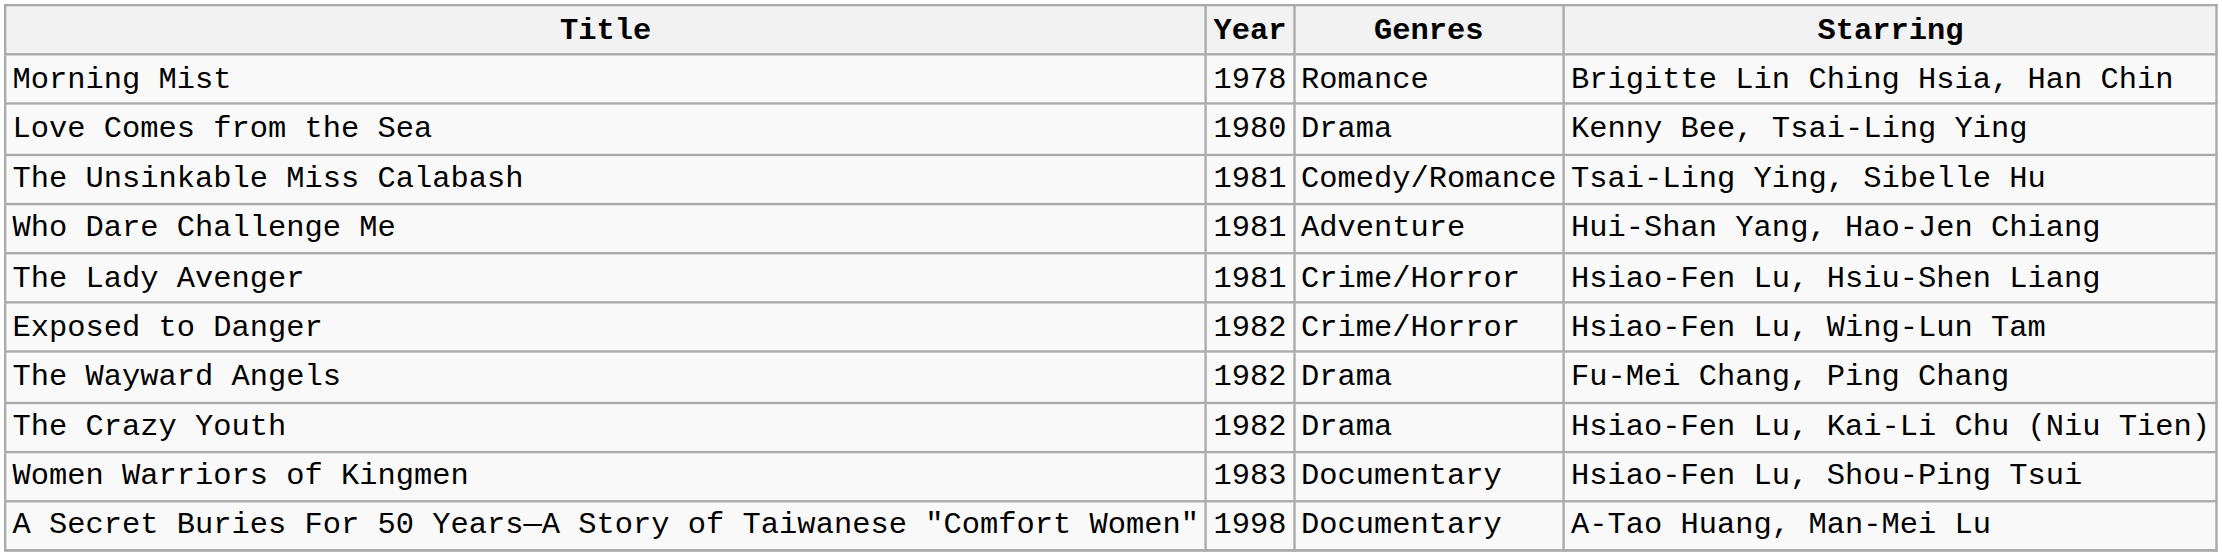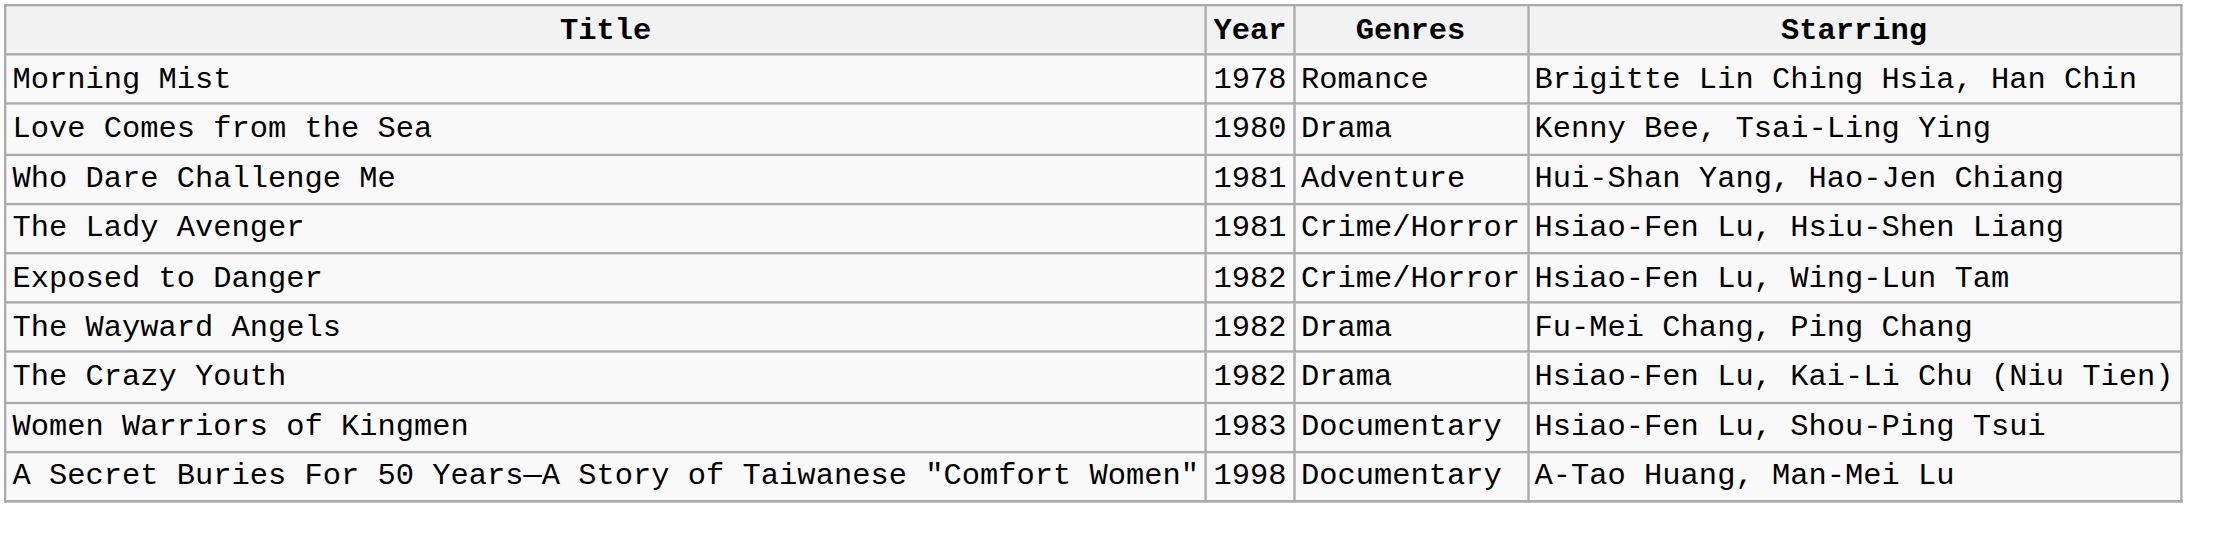- row: (268, 179)
